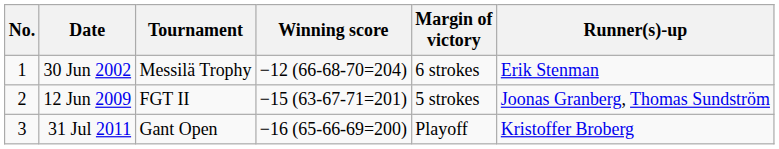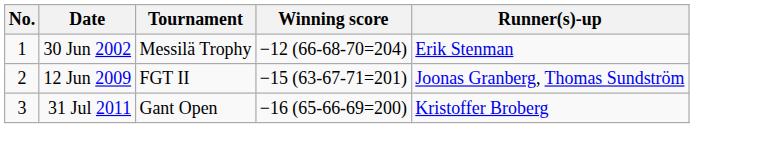- column: (454, 30)
